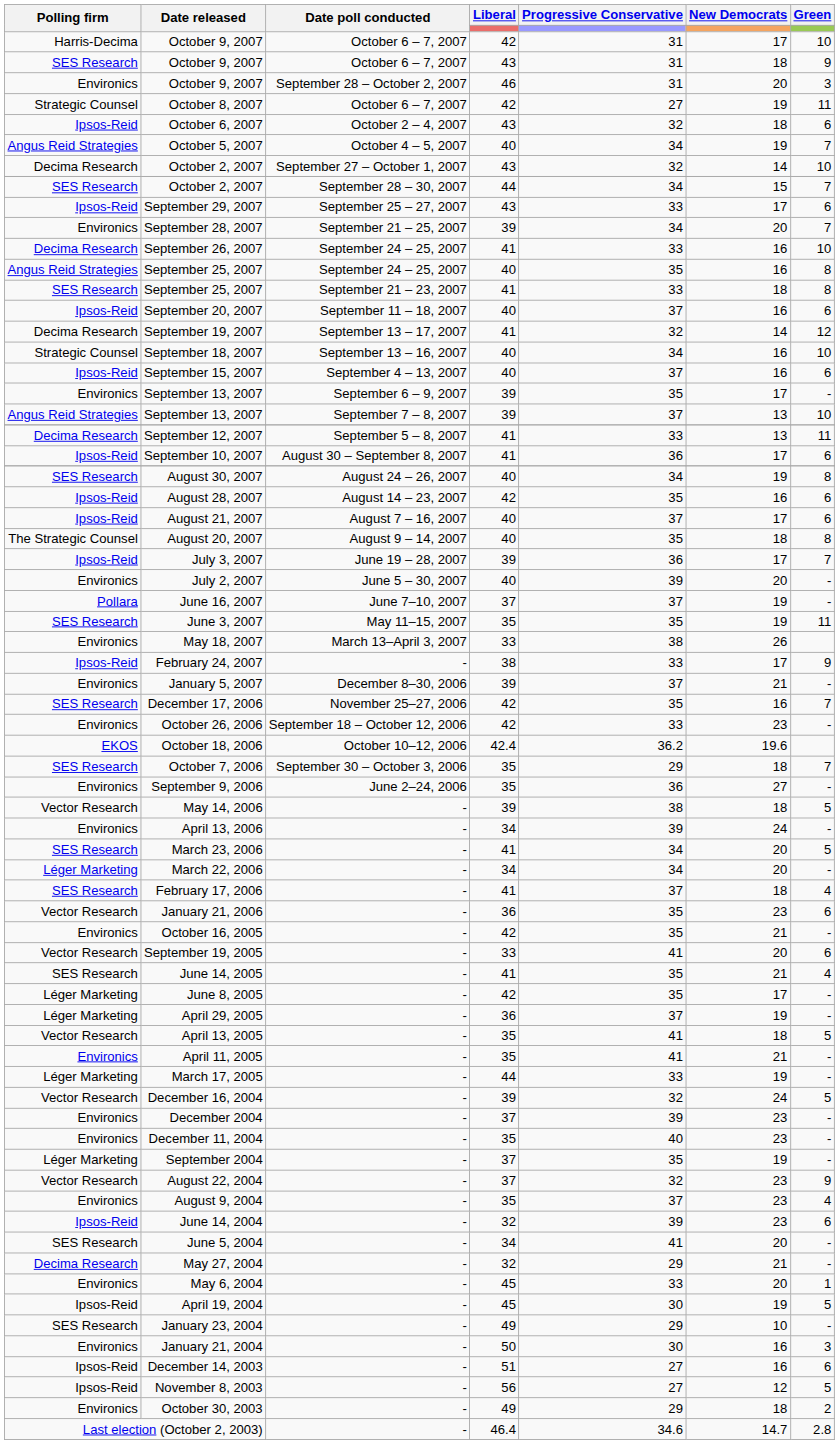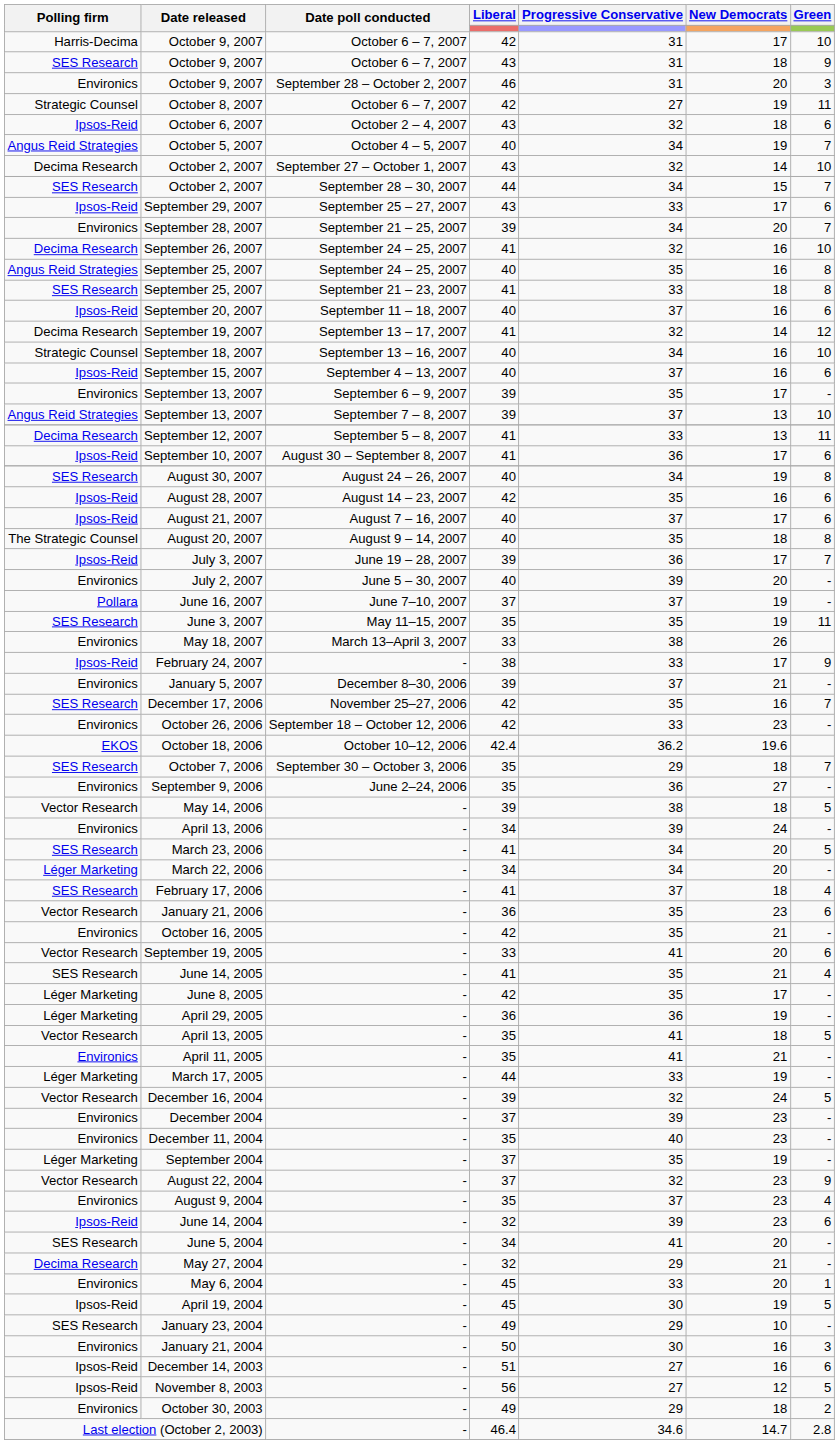(676, 249) 33 -> (676, 249) 32
(676, 1015) 37 -> (676, 1015) 36
